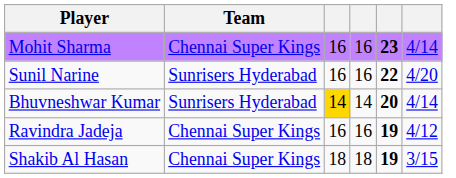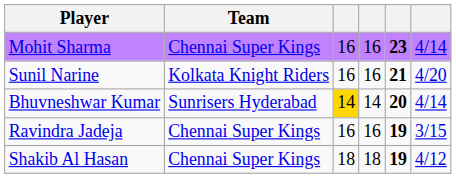(242, 74) Sunrisers Hyderabad -> (249, 74) Kolkata Knight Riders
(389, 74) 22 -> (398, 74) 21
(422, 131) 4/12 -> (431, 131) 3/15
(422, 159) 3/15 -> (431, 159) 4/12
